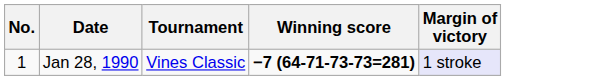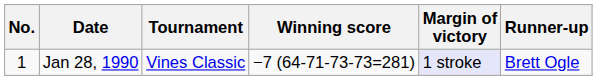+ column: (547, 27)
(334, 63) bold -> (334, 63) normal
